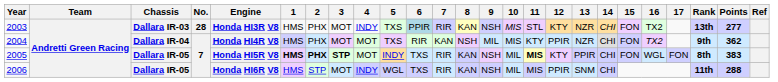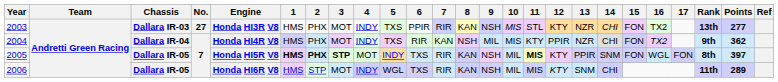(201, 27) 28 -> (201, 27) 27
(419, 27) lightblue background -> (419, 27) no background
(367, 41) MOT -> (367, 41) INDY
(608, 56) CHI -> (610, 56) SNM
(734, 56) 383 -> (738, 56) 397
(559, 70) PPIR -> (559, 70) KTY
(734, 70) 288 -> (738, 70) 289
